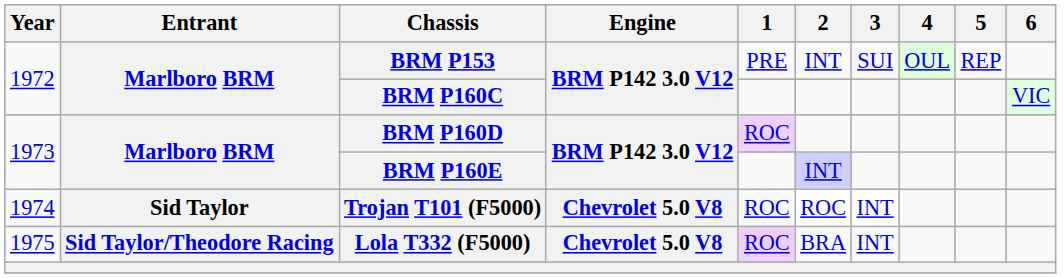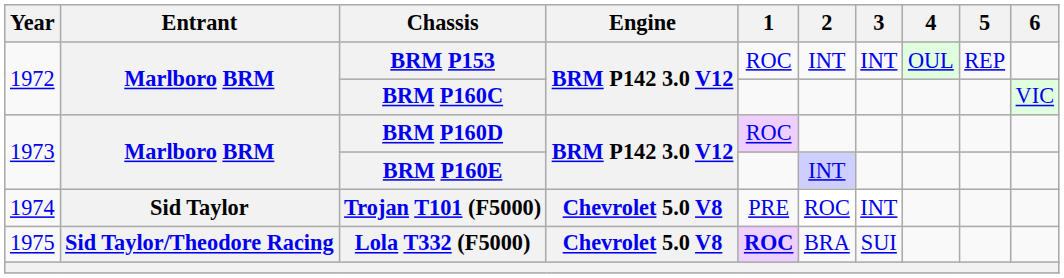(767, 60) PRE -> (769, 60) ROC
(875, 60) SUI -> (879, 60) INT
(767, 207) ROC -> (769, 207) PRE
(767, 244) normal -> (769, 244) bold
(875, 244) INT -> (879, 244) SUI
